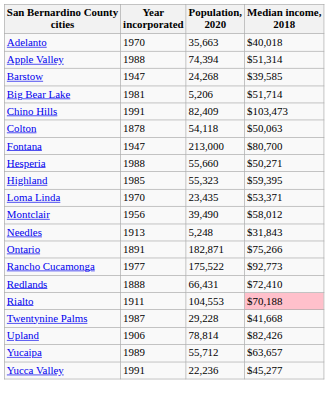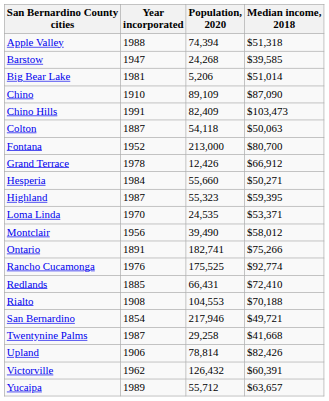- row: (27, 42)
(265, 59) $51,314 -> (265, 42) $51,318
(265, 94) $51,714 -> (265, 77) $51,014
+ row: (20, 94)
(134, 128) 1878 -> (134, 128) 1887
(134, 146) 1947 -> (134, 146) 1952
+ row: (38, 163)
(134, 163) 1988 -> (134, 180) 1984
(134, 180) 1985 -> (134, 197) 1987
(204, 197) 23,435 -> (204, 215) 24,535
- row: (24, 232)
(206, 249) 182,871 -> (206, 249) 182,741
(134, 266) 1977 -> (134, 266) 1976
(206, 266) 175,522 -> (206, 266) 175,525
(265, 266) $92,773 -> (265, 266) $92,774
(134, 284) 1888 -> (134, 284) 1885
(134, 301) 1911 -> (134, 301) 1908
(265, 301) pink background -> (265, 301) no background
+ row: (41, 318)
(204, 318) 29,228 -> (204, 335) 29,258
+ row: (30, 370)
- row: (35, 370)
